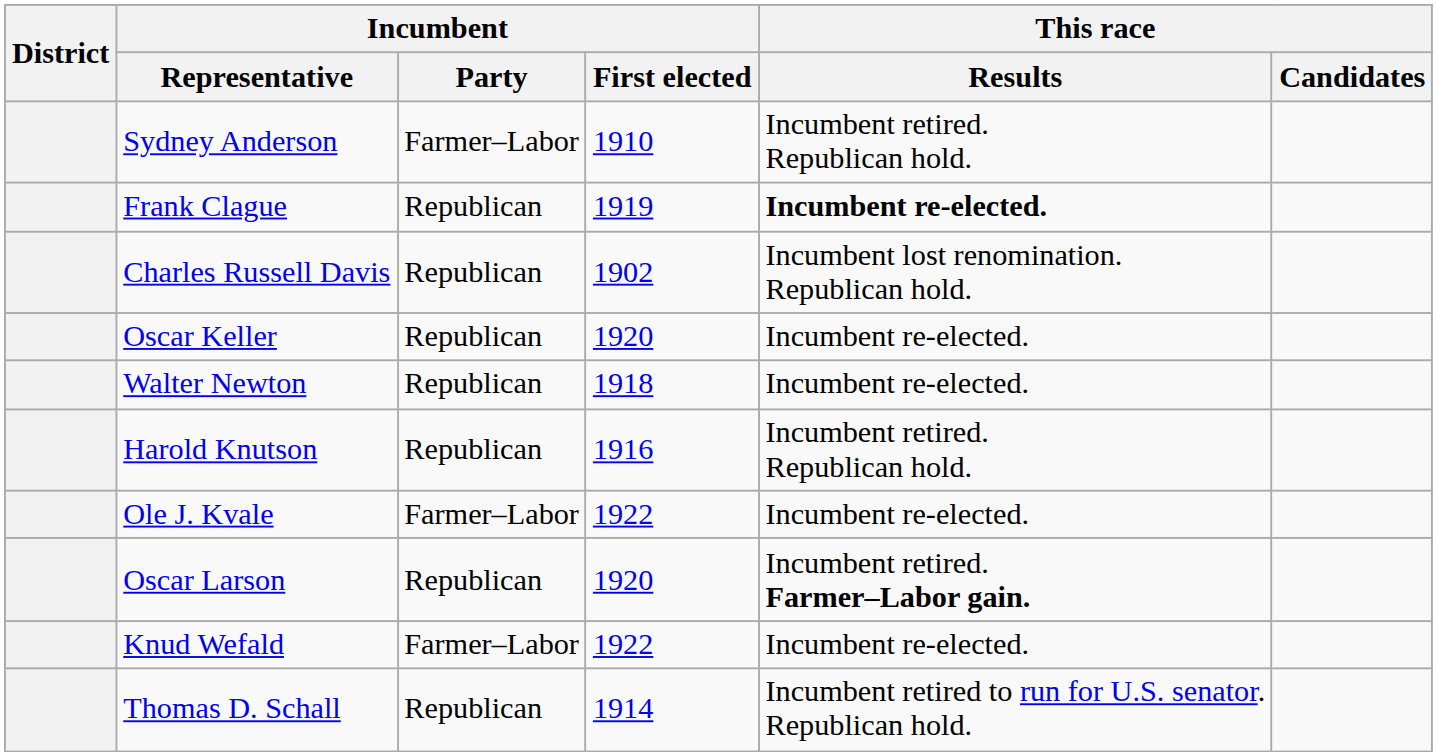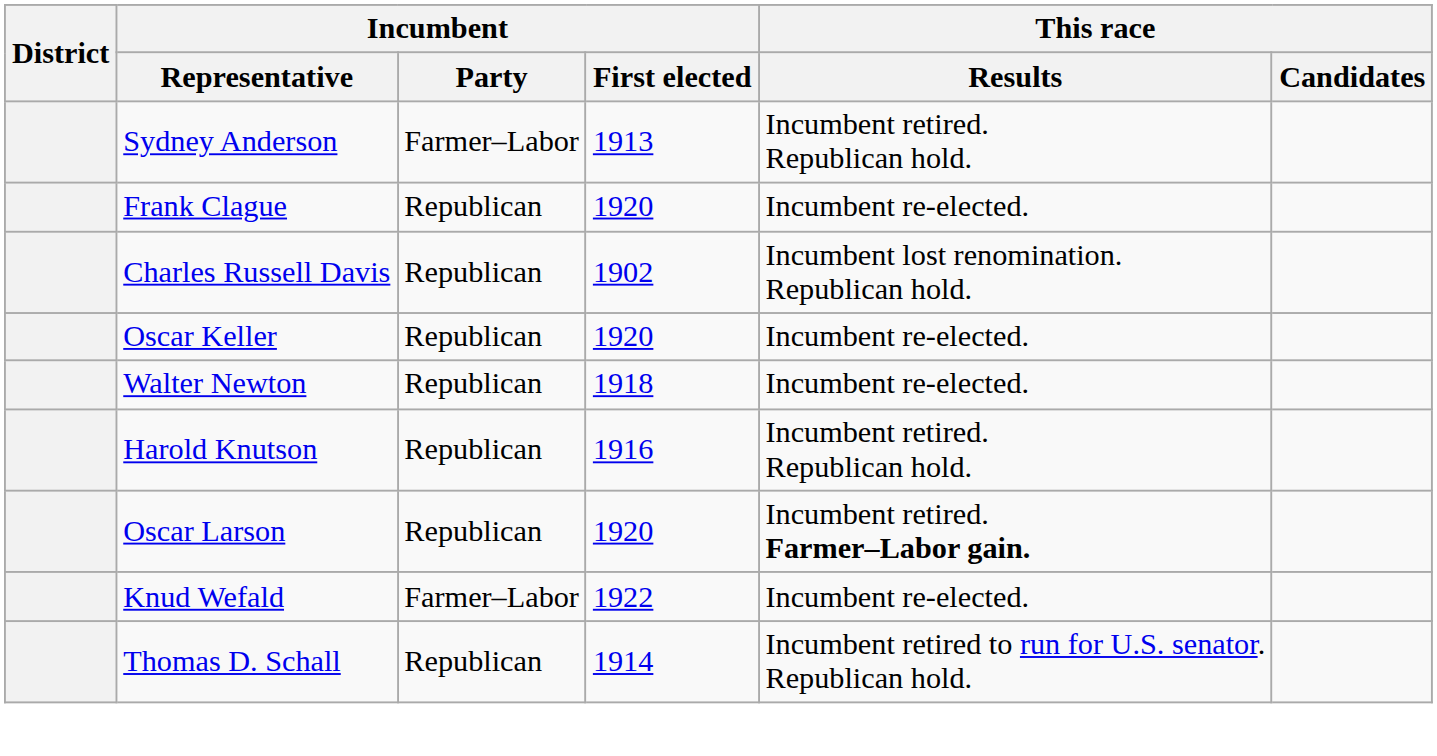(623, 141) 1910 -> (623, 141) 1913
(623, 206) 1919 -> (623, 206) 1920
(906, 206) bold -> (897, 206) normal
- row: (198, 514)
